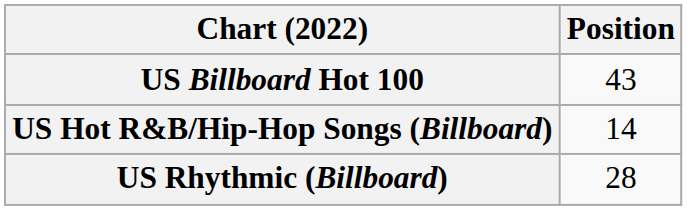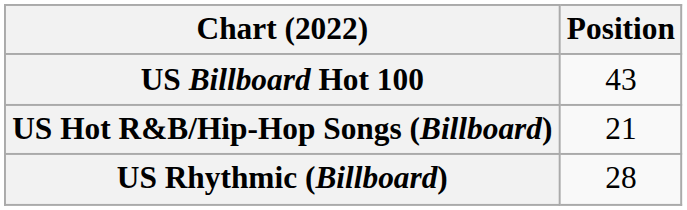(621, 128) 14 -> (621, 128) 21
